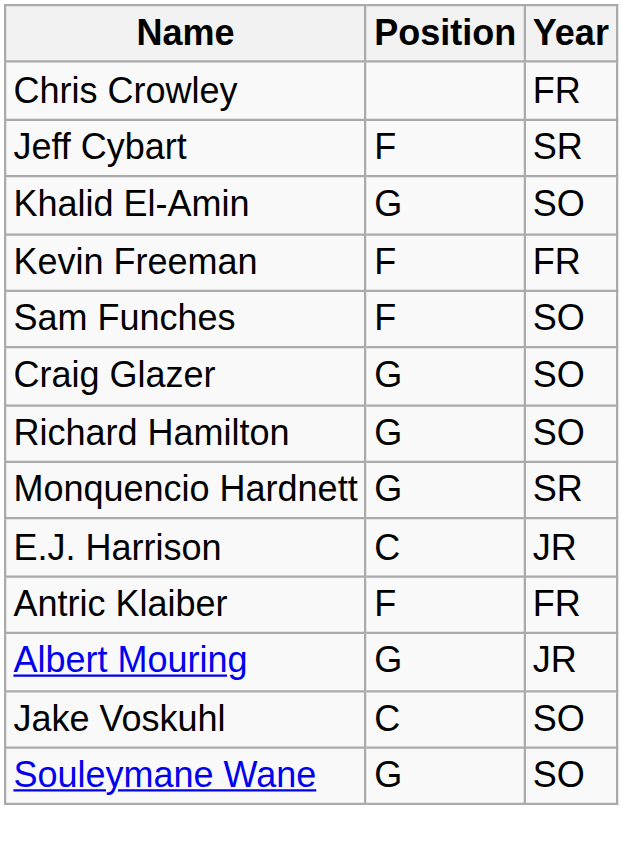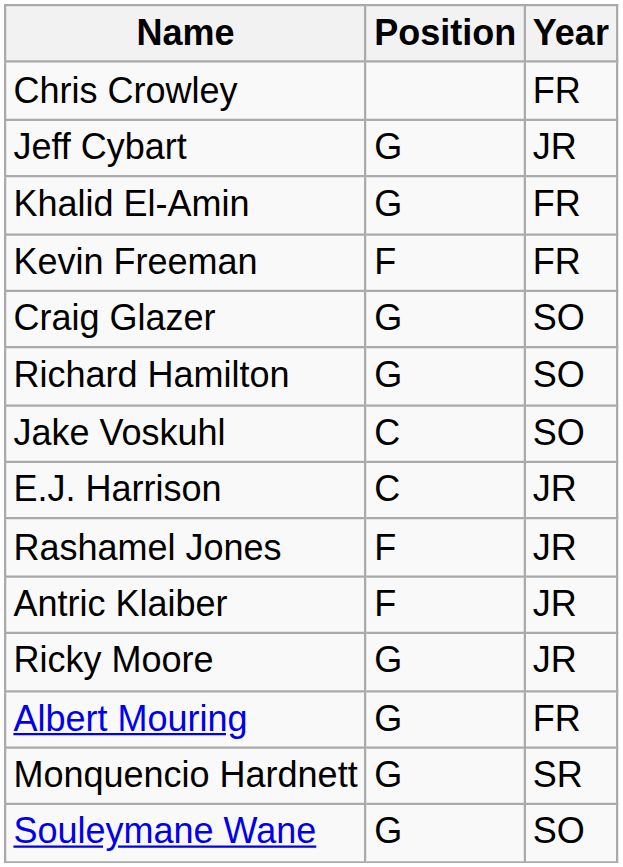(385, 147) F -> (388, 147) G
(558, 147) SR -> (555, 147) JR
(559, 204) SO -> (557, 204) FR
- row: (124, 318)
rows swapped: (186, 489) <-> (119, 718)
+ row: (147, 546)
(557, 603) FR -> (555, 603) JR
+ row: (113, 661)
(555, 661) JR -> (557, 718) FR
